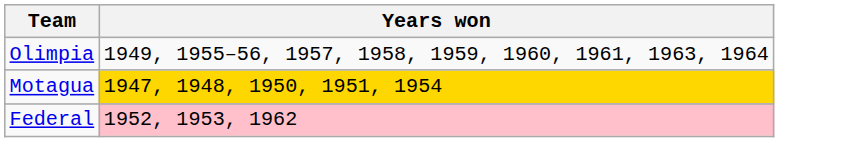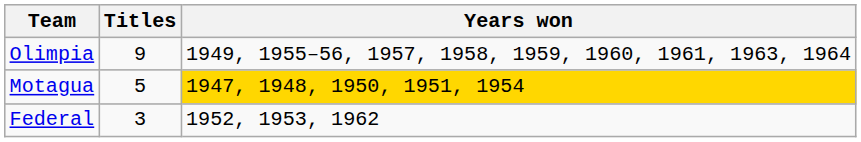+ column: (140, 21)
(201, 120) pink background -> (283, 120) no background
